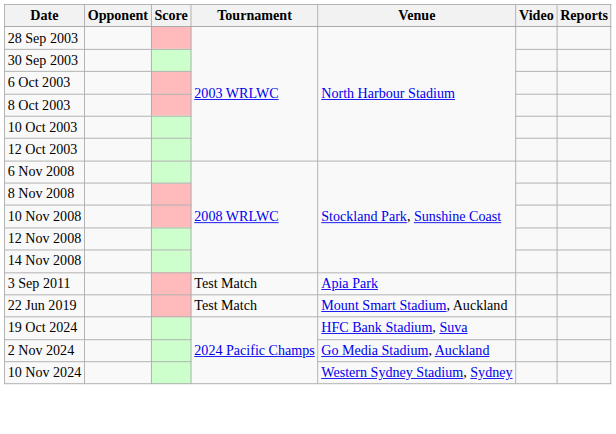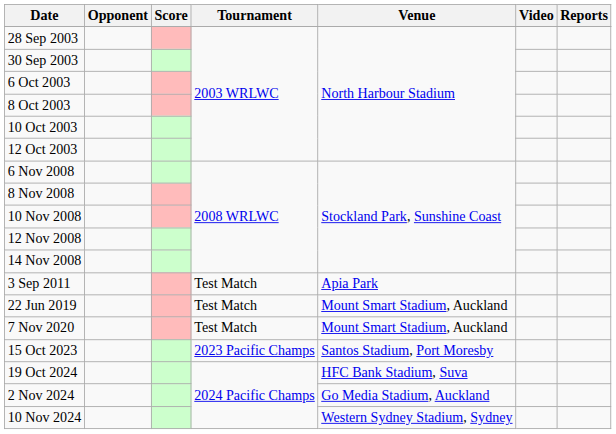+ row: (41, 328)
+ row: (42, 350)
